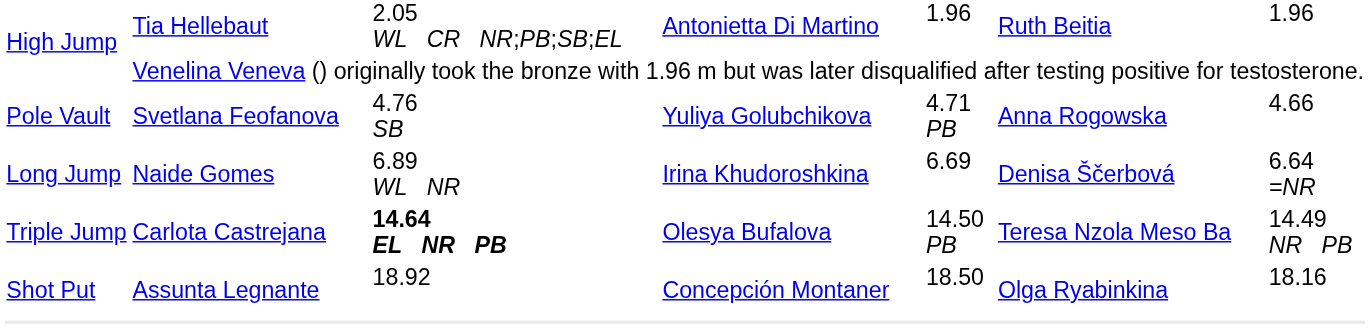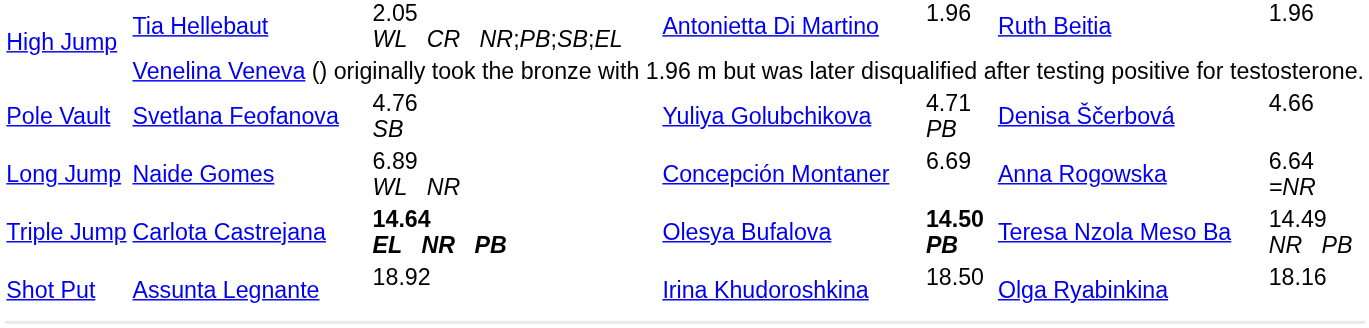(1082, 116) Anna Rogowska -> (1086, 116) Denisa Ščerbová
(766, 174) Irina Khudoroshkina -> (776, 174) Concepción Montaner
(1086, 174) Denisa Ščerbová -> (1082, 174) Anna Rogowska
(955, 232) normal -> (955, 232) bold
(776, 290) Concepción Montaner -> (766, 290) Irina Khudoroshkina
